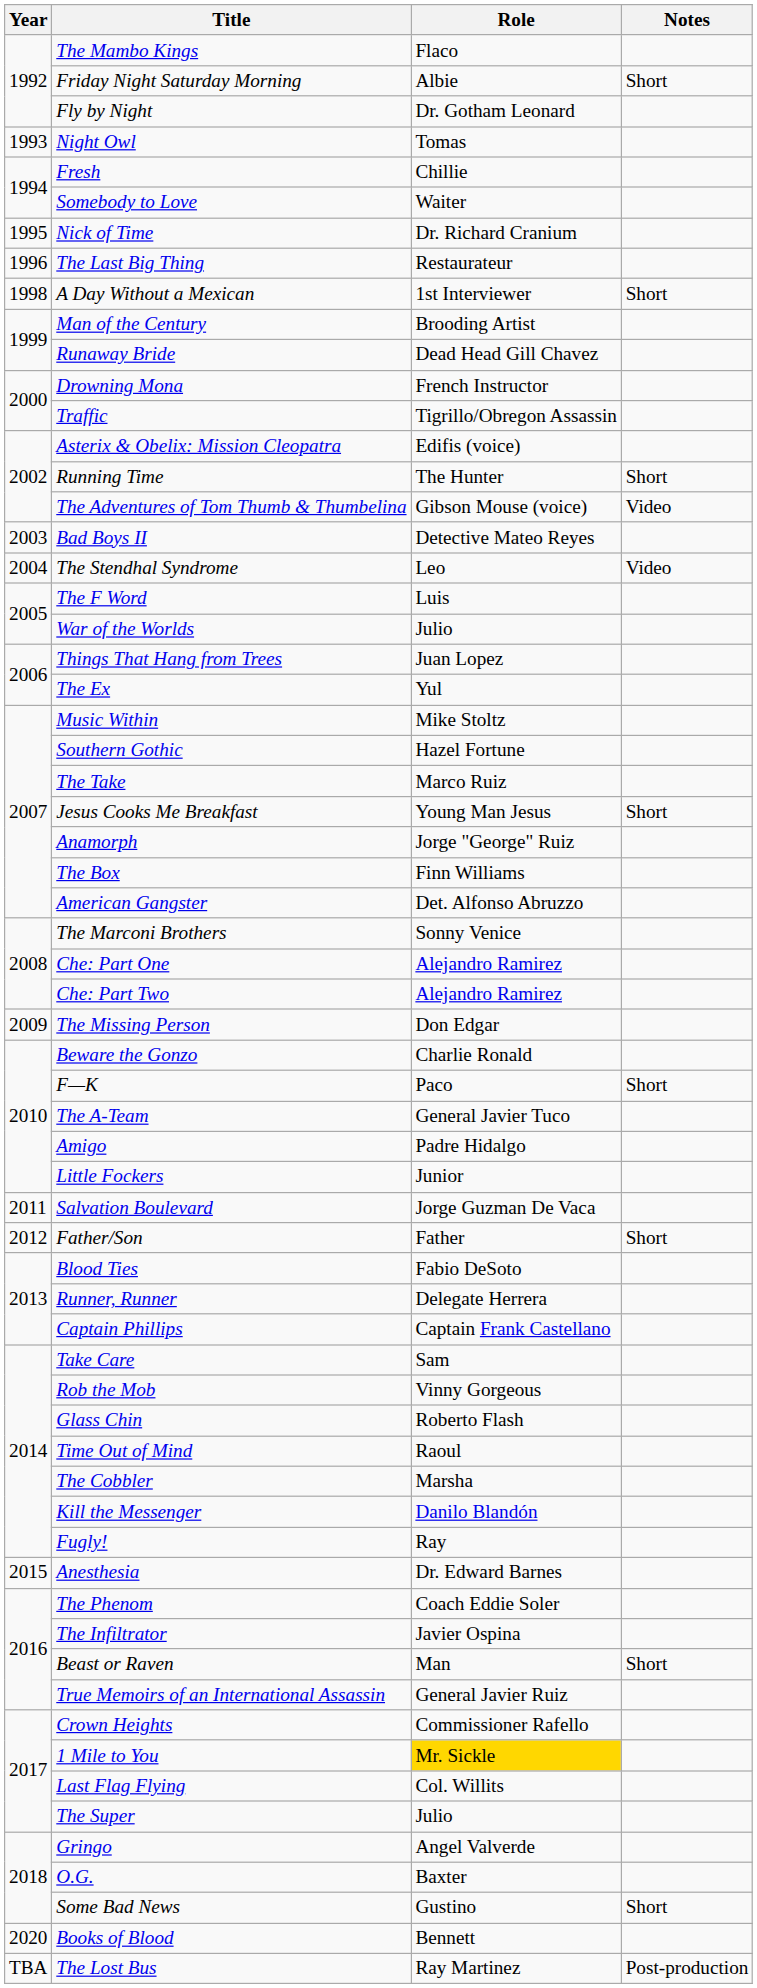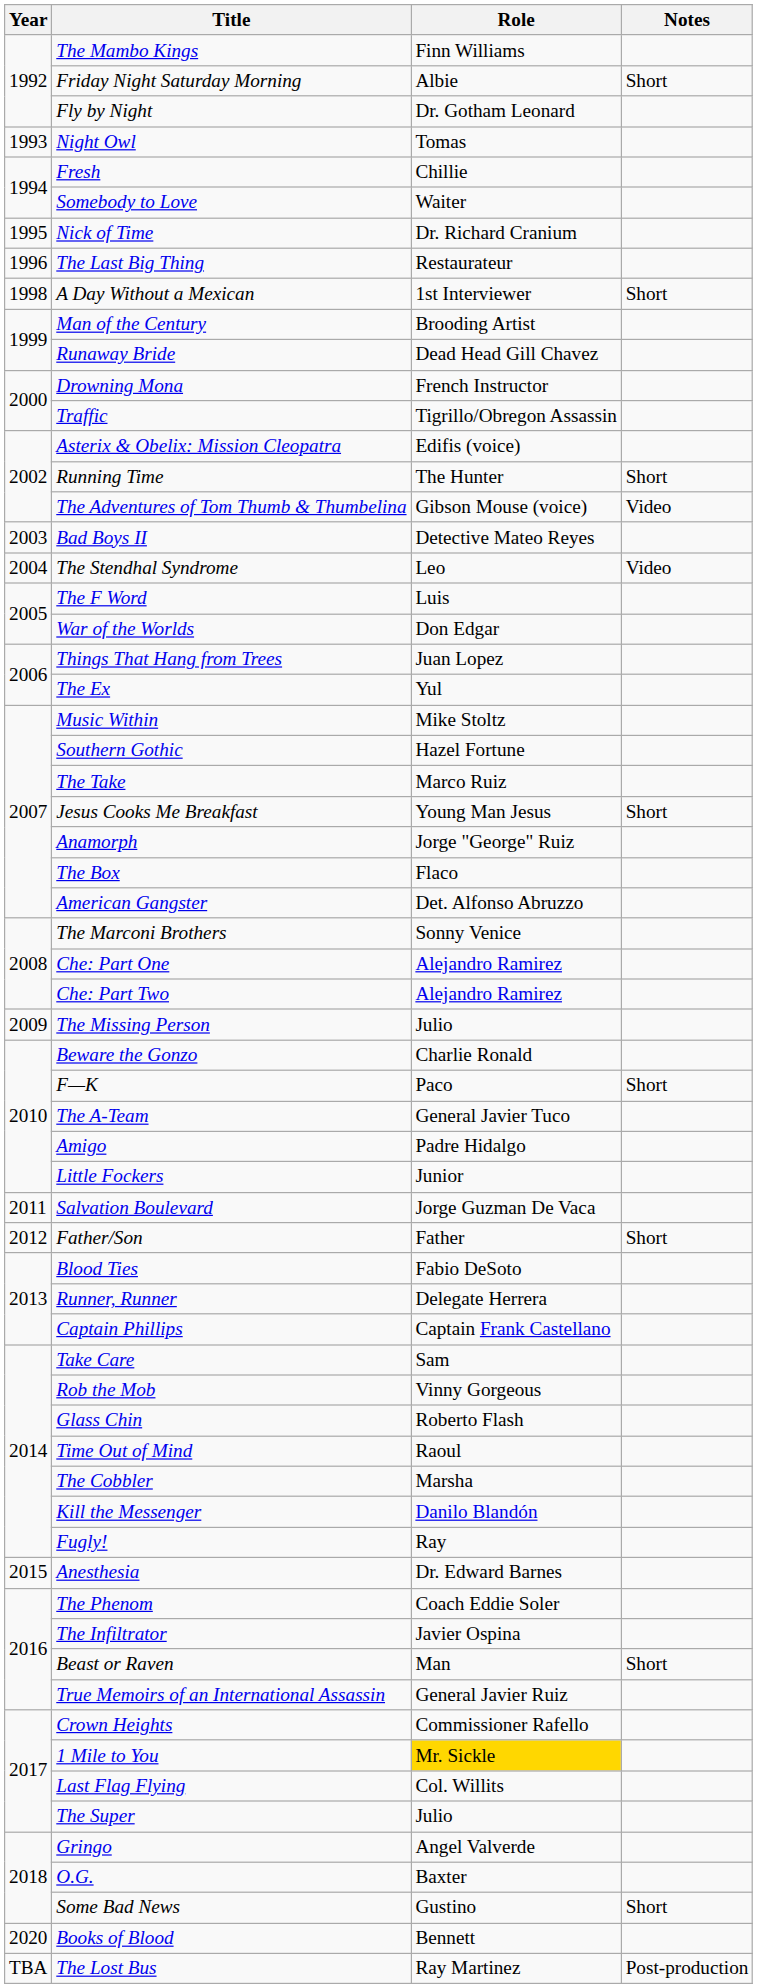(437, 50) Flaco -> (470, 50) Finn Williams
(434, 628) Julio -> (457, 628) Don Edgar
(470, 872) Finn Williams -> (437, 872) Flaco
(457, 1024) Don Edgar -> (434, 1024) Julio
